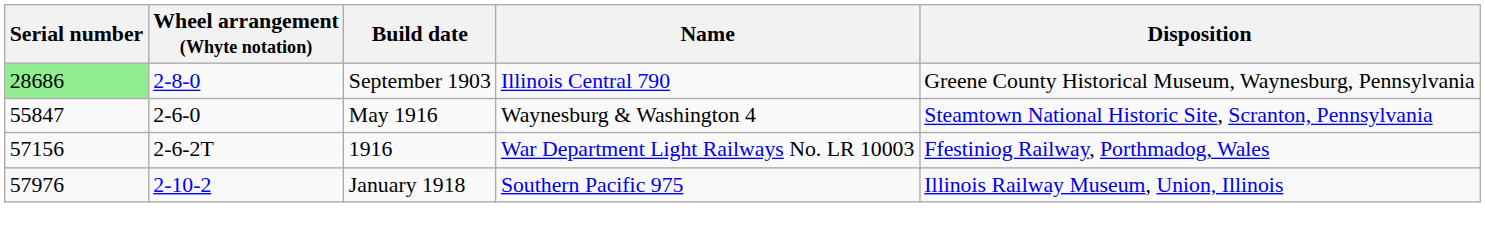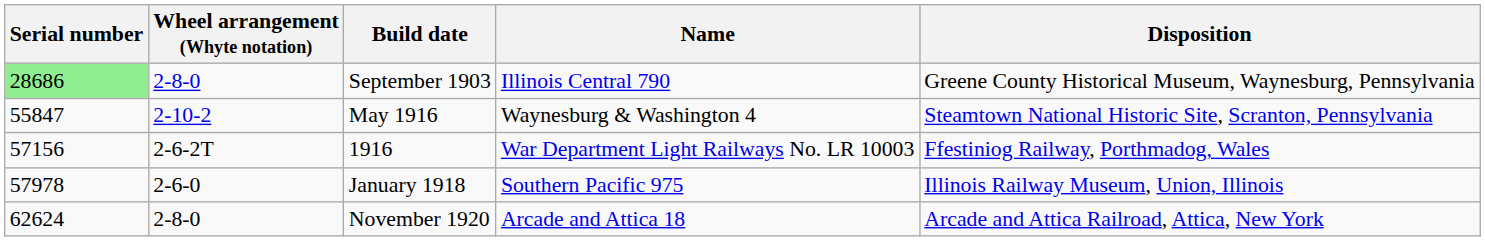(177, 115) 2-6-0 -> (182, 115) 2-10-2
(37, 184) 57976 -> (37, 184) 57978
(182, 184) 2-10-2 -> (177, 184) 2-6-0
+ row: (419, 218)
